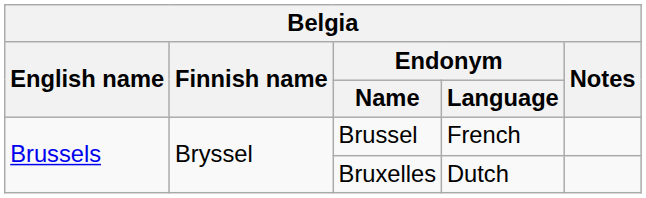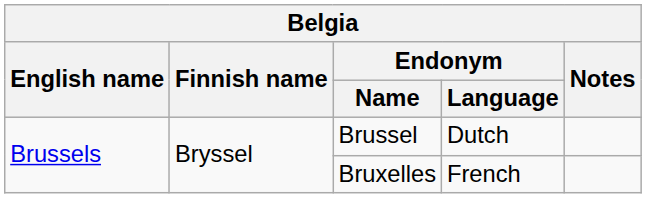(484, 135) French -> (478, 135) Dutch
(478, 173) Dutch -> (484, 173) French
